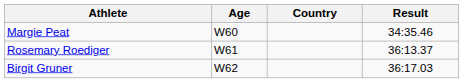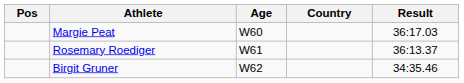+ column: (27, 13)
(410, 31) 34:35.46 -> (415, 31) 36:17.03
(410, 68) 36:17.03 -> (415, 68) 34:35.46
